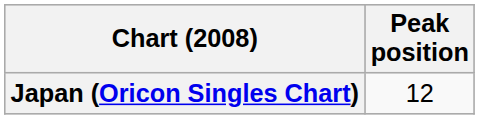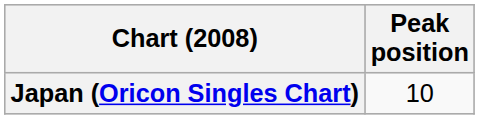(420, 93) 12 -> (420, 93) 10
